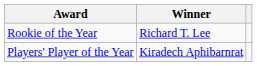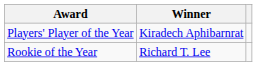rows swapped: (70, 52) <-> (52, 33)
